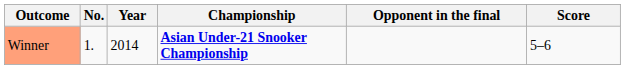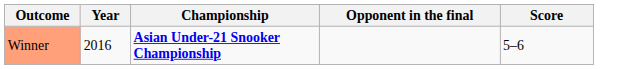- column: (94, 15)
(124, 45) 2014 -> (98, 45) 2016
